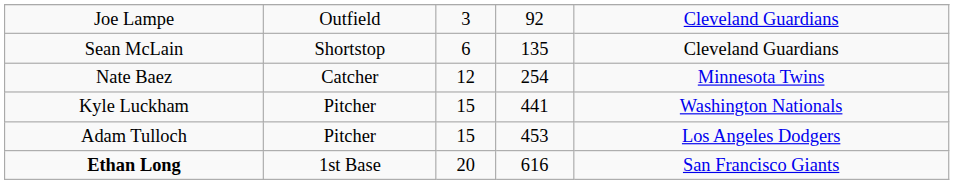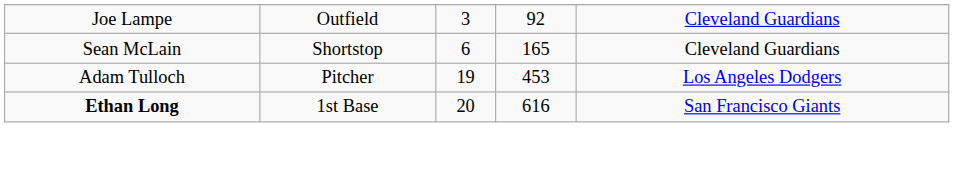(535, 48) 135 -> (536, 48) 165
- row: (134, 77)
- row: (134, 106)
(466, 135) 15 -> (466, 77) 19
